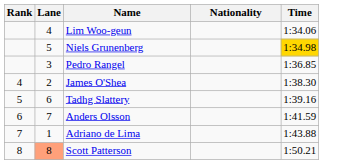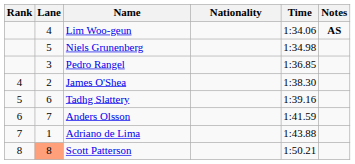+ column: (334, 13)
(300, 47) gold background -> (300, 47) no background
